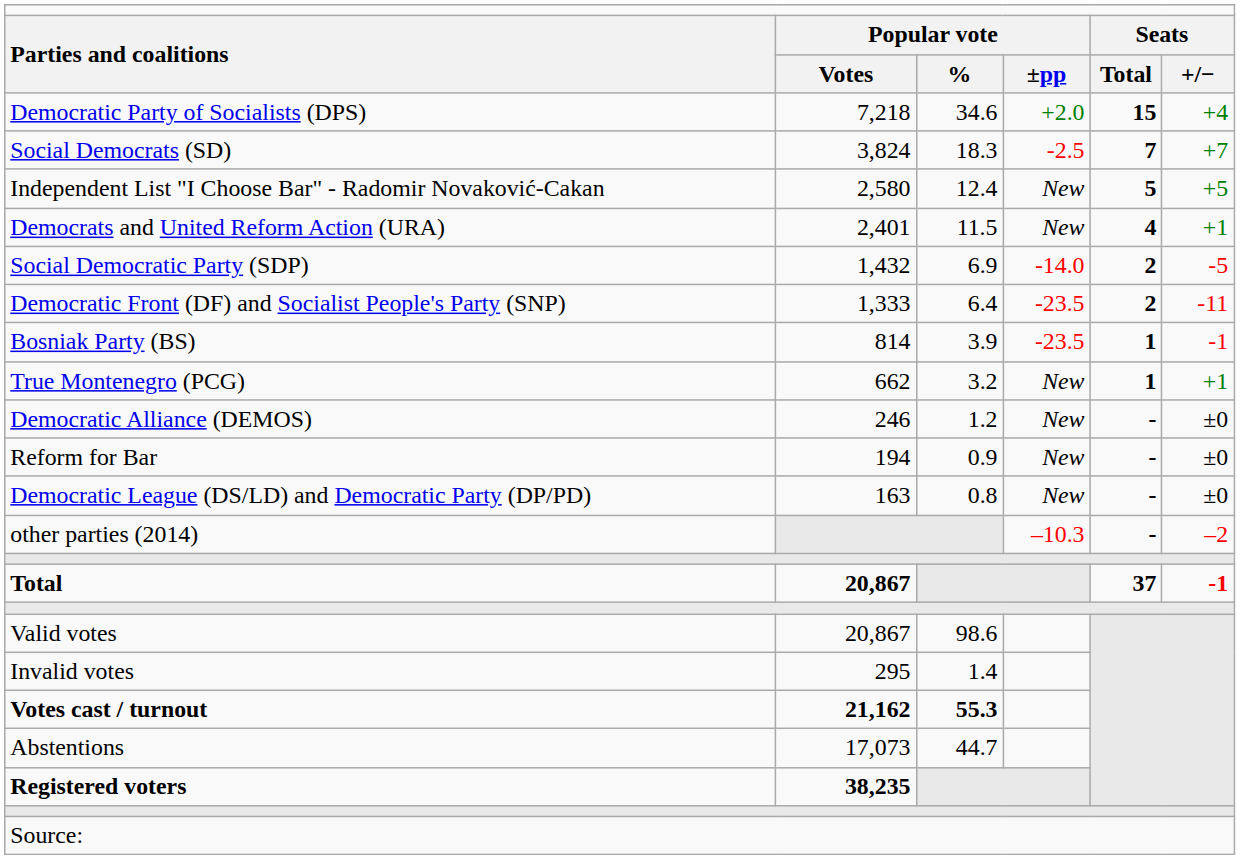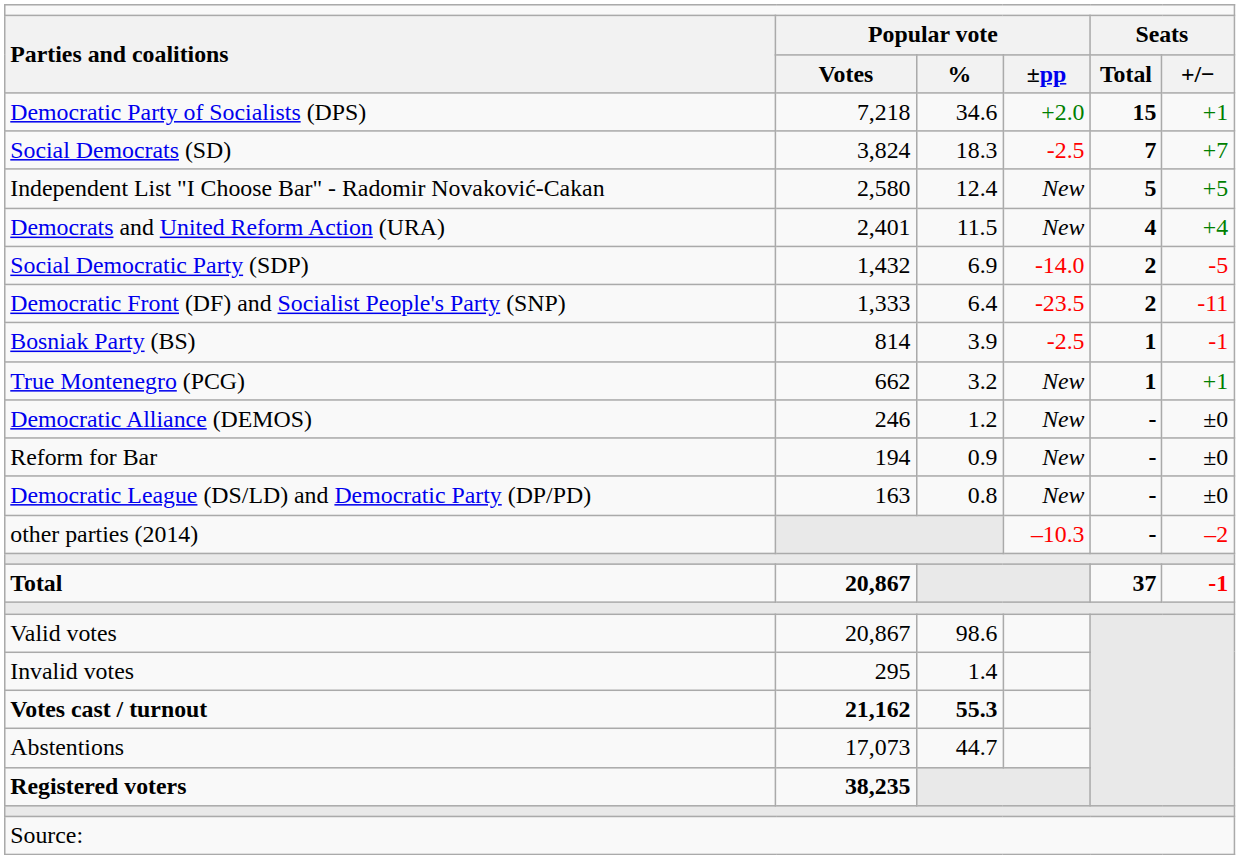(1215, 111) +4 -> (1215, 111) +1
(1215, 226) +1 -> (1215, 226) +4
(1060, 341) -23.5 -> (1066, 341) -2.5
